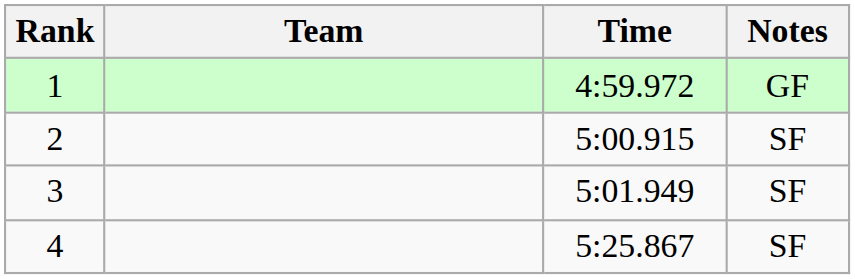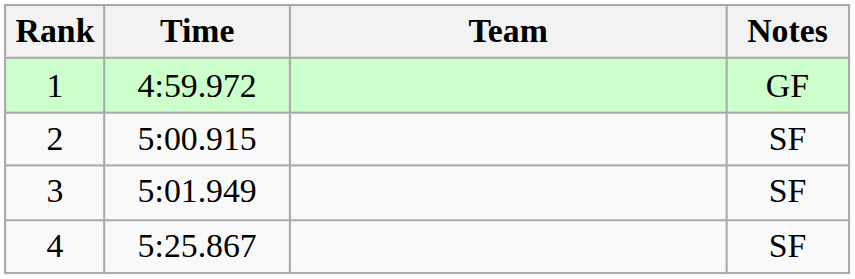columns swapped: (324, 31) <-> (635, 31)
